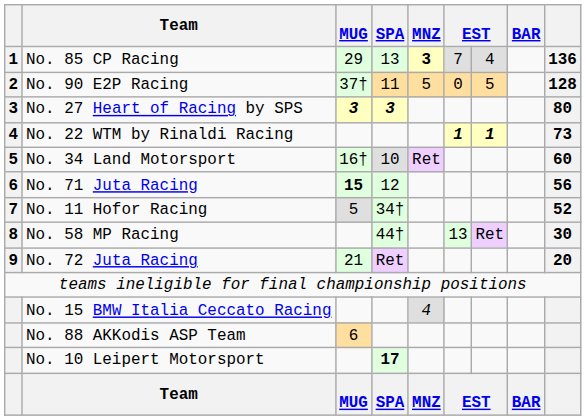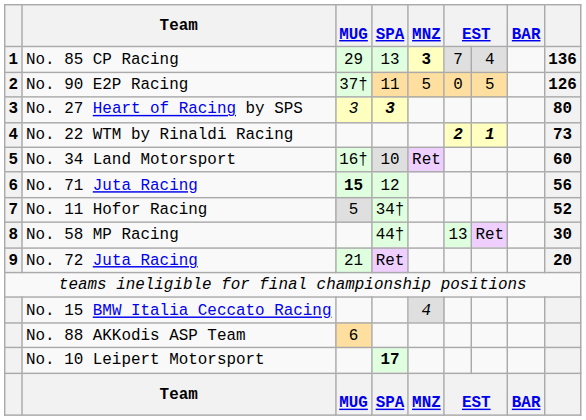(563, 85) 128 -> (563, 85) 126
(354, 110) bold -> (354, 110) normal
(458, 135) 1 -> (458, 135) 2
